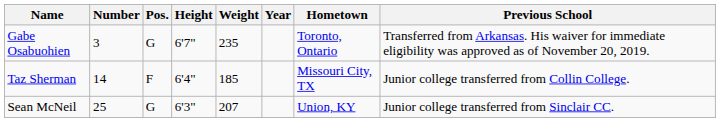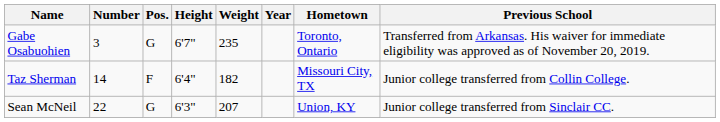(229, 78) 185 -> (229, 78) 182
(100, 106) 25 -> (100, 106) 22
